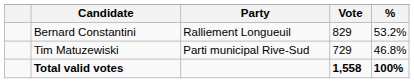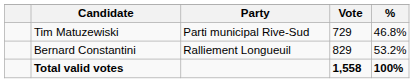rows swapped: (85, 31) <-> (76, 50)
